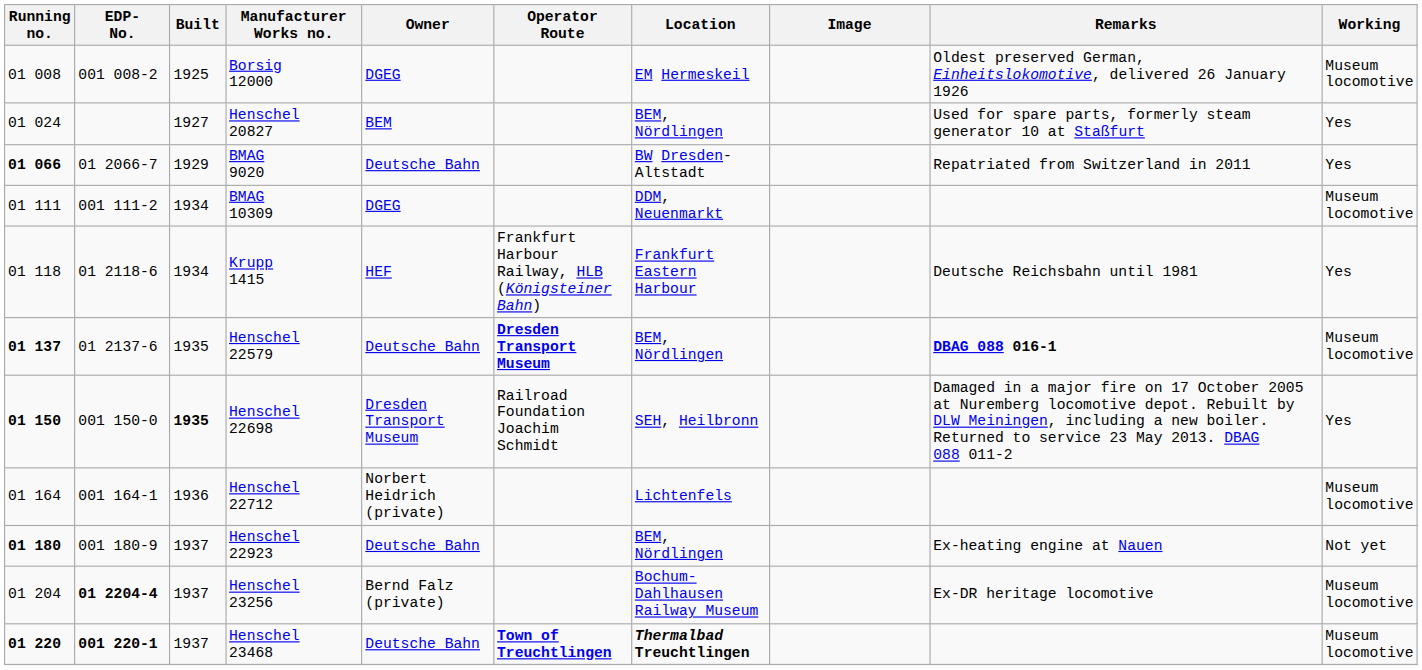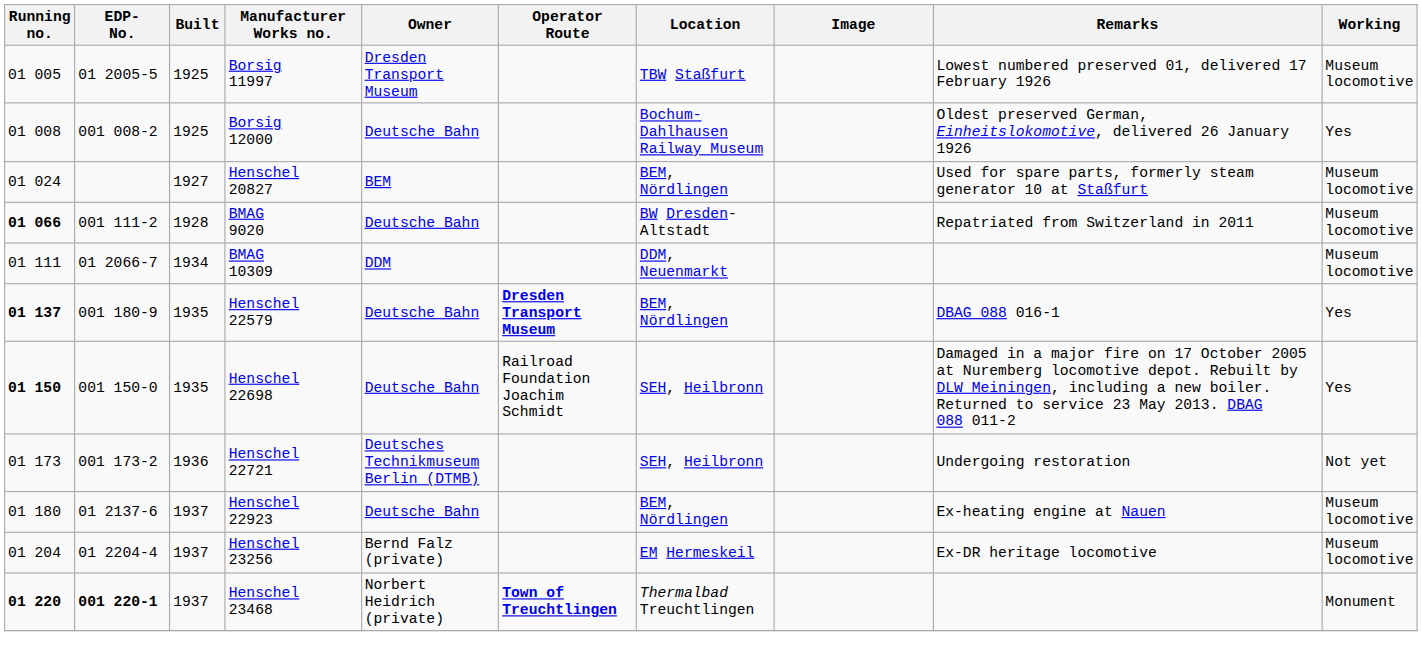+ row: (255, 74)
(383, 74) DGEG -> (422, 132) Deutsche Bahn
(692, 74) EM Hermeskeil -> (702, 132) Bochum-Dahlhausen Railway Museum
(1369, 74) Museum locomotive -> (1339, 132) Yes
(1339, 124) Yes -> (1369, 182) Museum locomotive
(118, 165) 01 2066-7 -> (118, 222) 001 111-2
(191, 165) 1929 -> (191, 222) 1928
(1339, 165) Yes -> (1369, 222) Museum locomotive
(118, 206) 001 111-2 -> (118, 263) 01 2066-7
(383, 206) DGEG -> (378, 263) DDM
- row: (251, 272)
(118, 347) 01 2137-6 -> (118, 313) 001 180-9
(995, 347) bold -> (998, 313) normal
(1369, 347) Museum locomotive -> (1339, 313) Yes
(191, 421) bold -> (191, 388) normal
(405, 421) Dresden Transport Museum -> (422, 388) Deutsche Bahn
- row: (264, 496)
+ row: (264, 462)
(35, 546) bold -> (35, 512) normal
(118, 546) 001 180-9 -> (118, 512) 01 2137-6
(1356, 546) Not yet -> (1369, 512) Museum locomotive
(118, 595) bold -> (118, 553) normal
(697, 595) Bochum-Dahlhausen Railway Museum -> (697, 553) EM Hermeskeil
(423, 644) Deutsche Bahn -> (404, 602) Norbert Heidrich (private)
(692, 644) bold -> (697, 602) normal
(1369, 644) Museum locomotive -> (1361, 602) Monument
